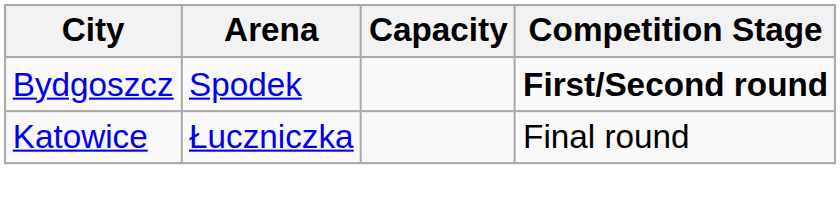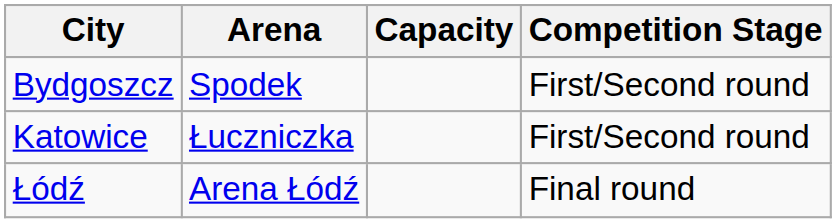(676, 83) bold -> (669, 83) normal
(606, 136) Final round -> (669, 136) First/Second round
+ row: (49, 189)
